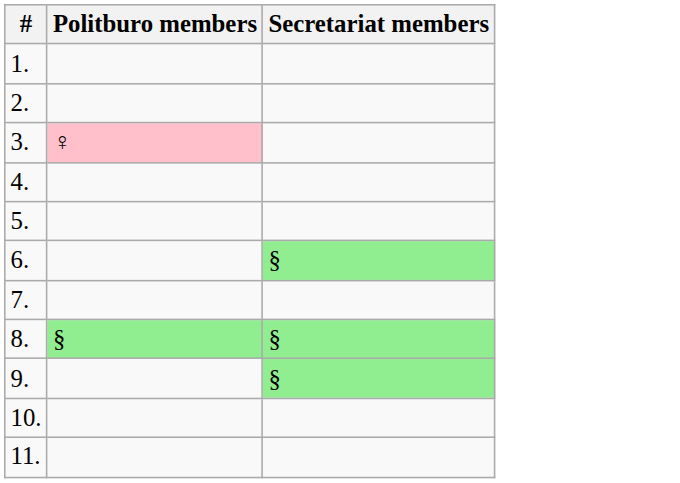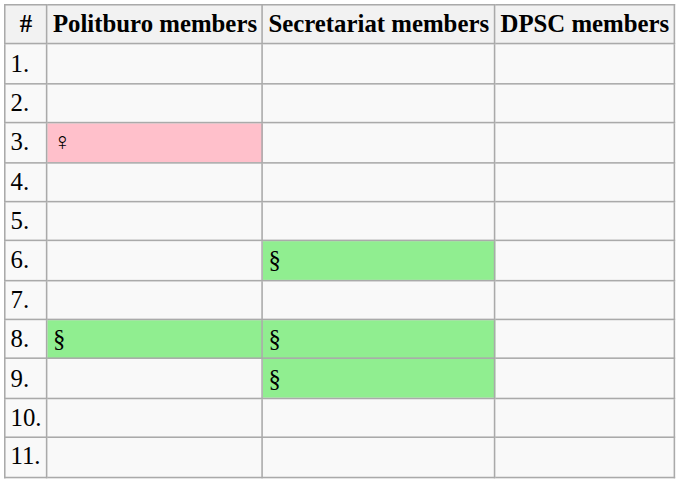+ column: (585, 24)
